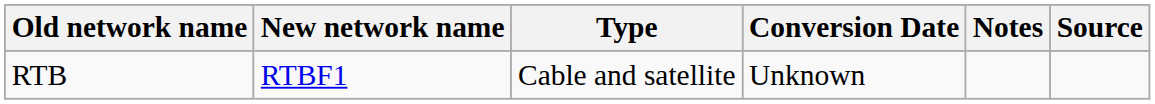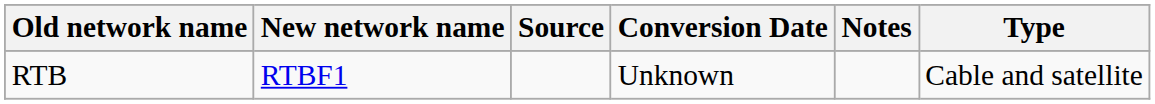columns swapped: (627, 27) <-> (1100, 27)
